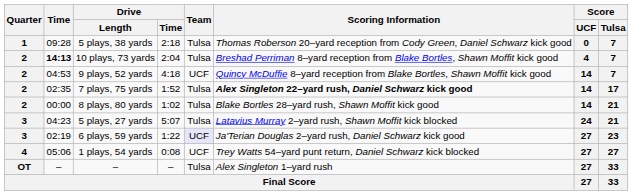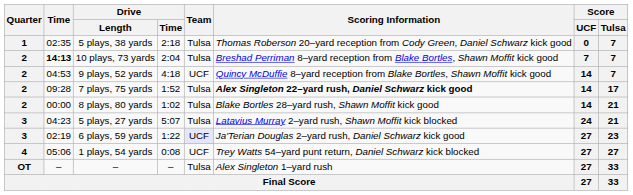(59, 43) 09:28 -> (59, 43) 02:35
(586, 58) 4 -> (586, 58) 7
(59, 89) 02:35 -> (59, 89) 09:28
